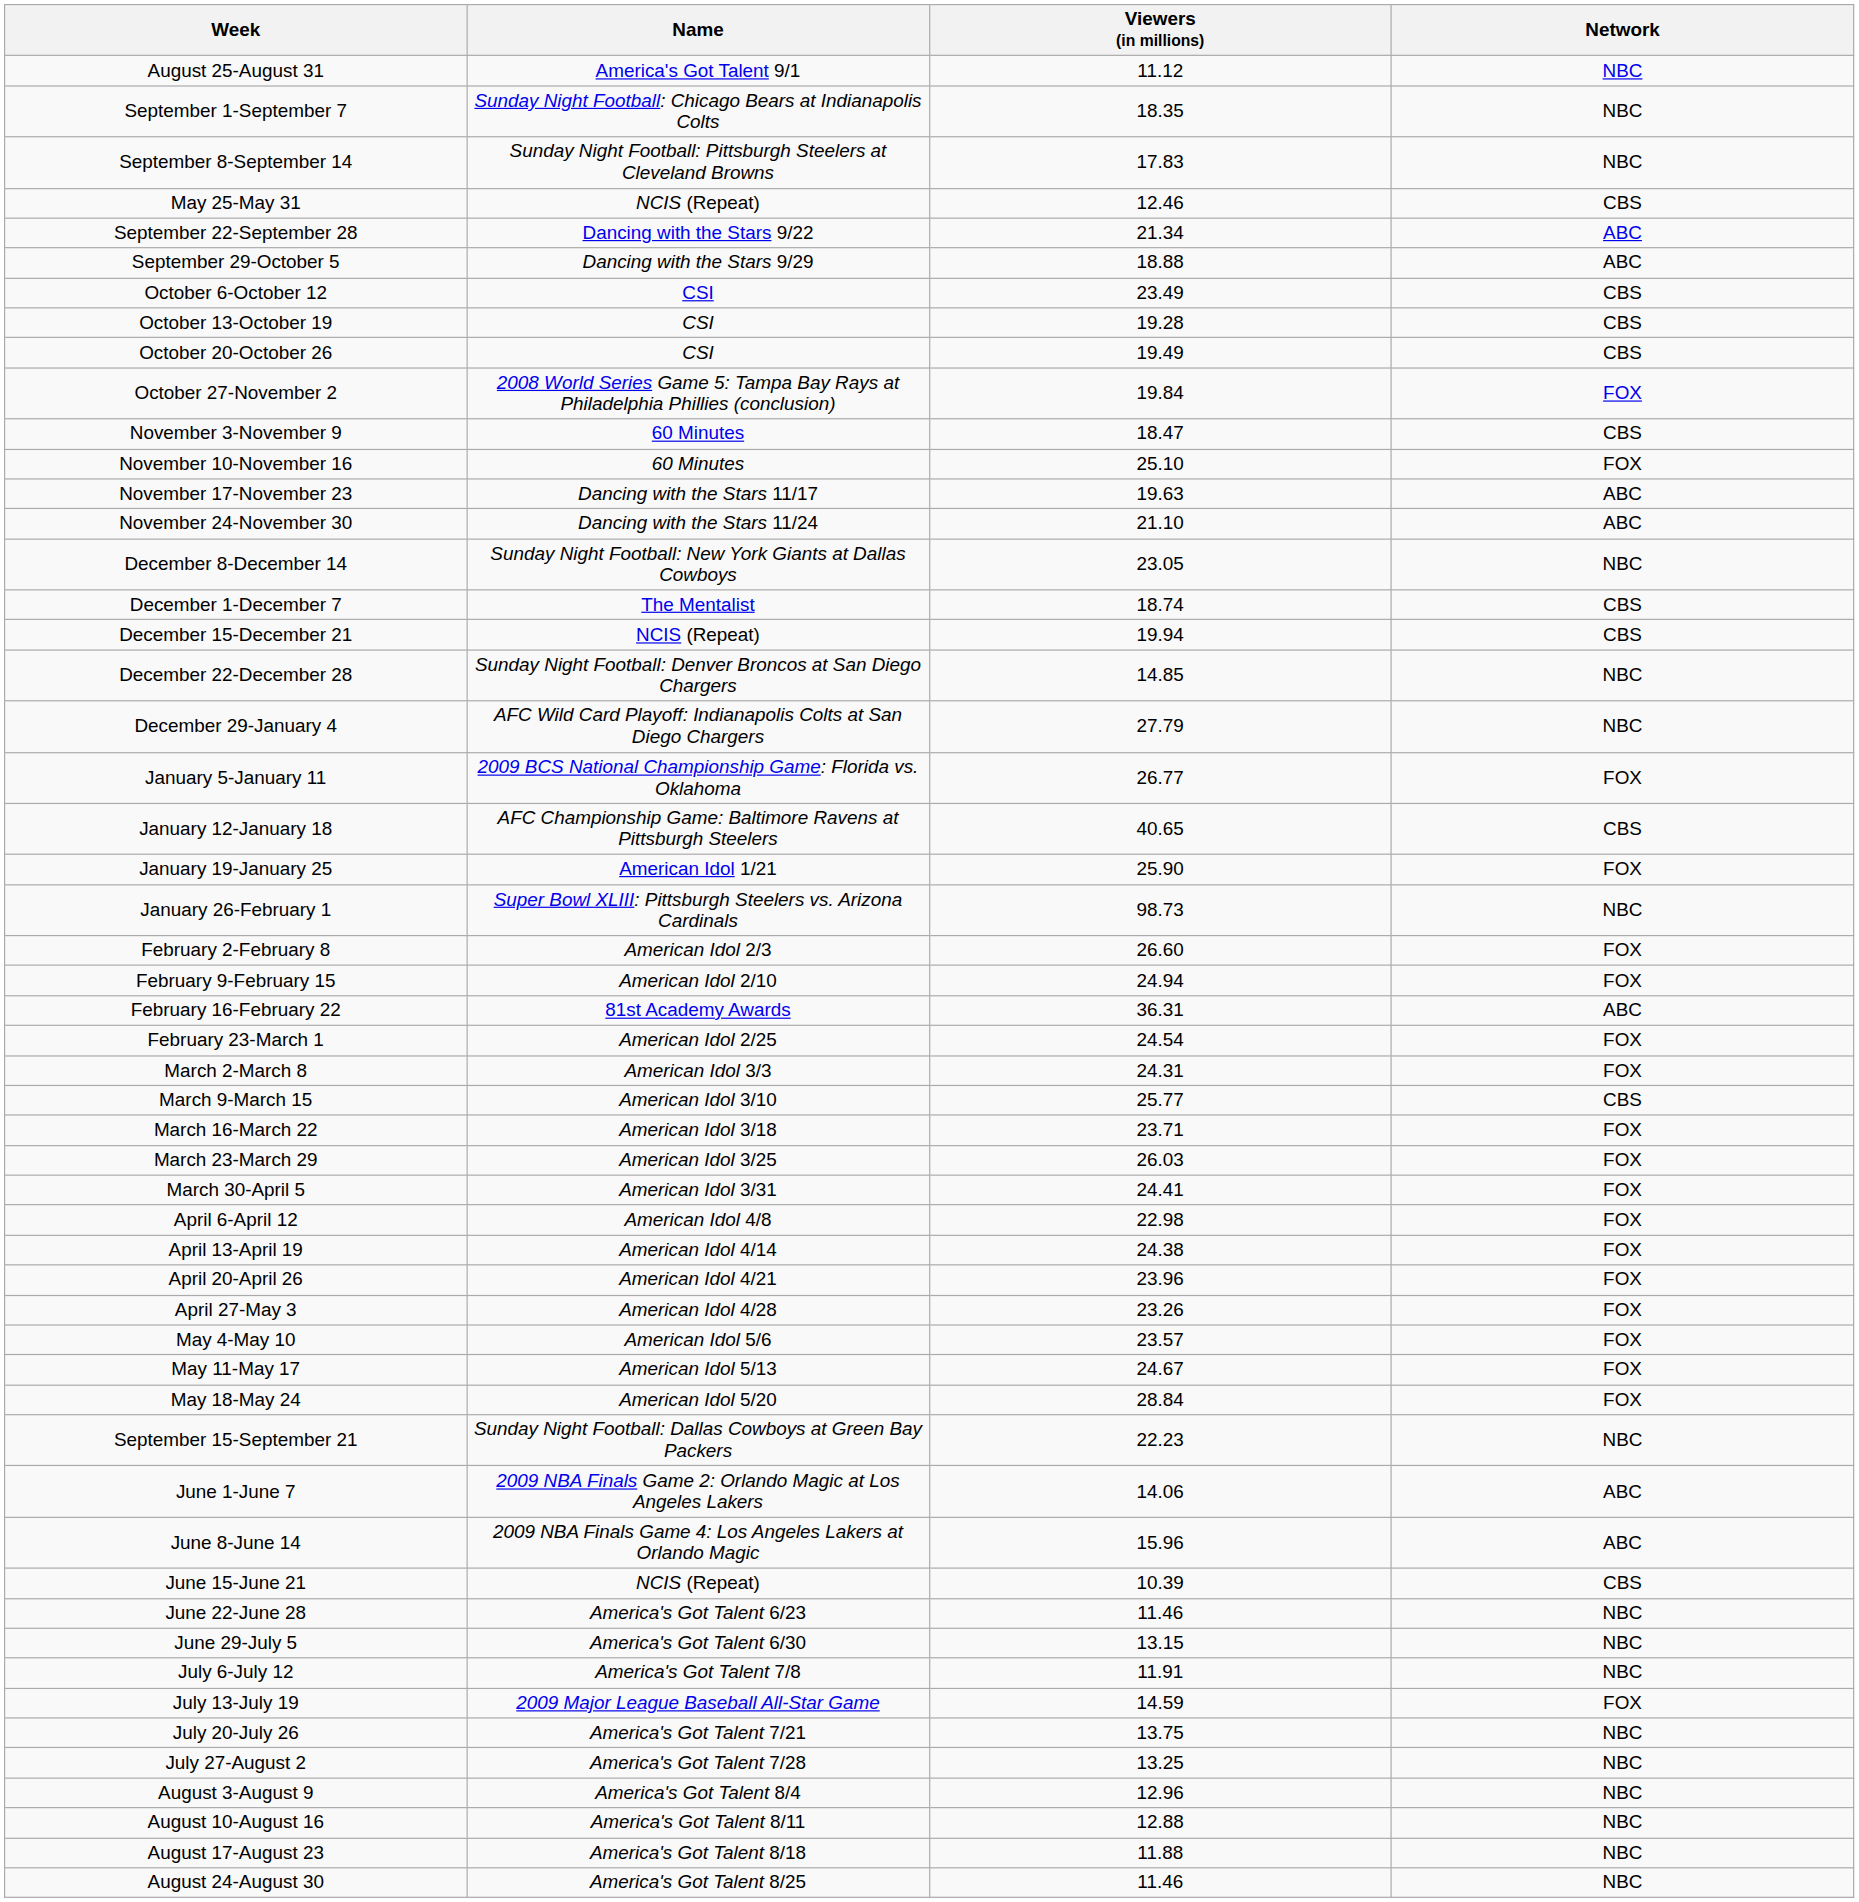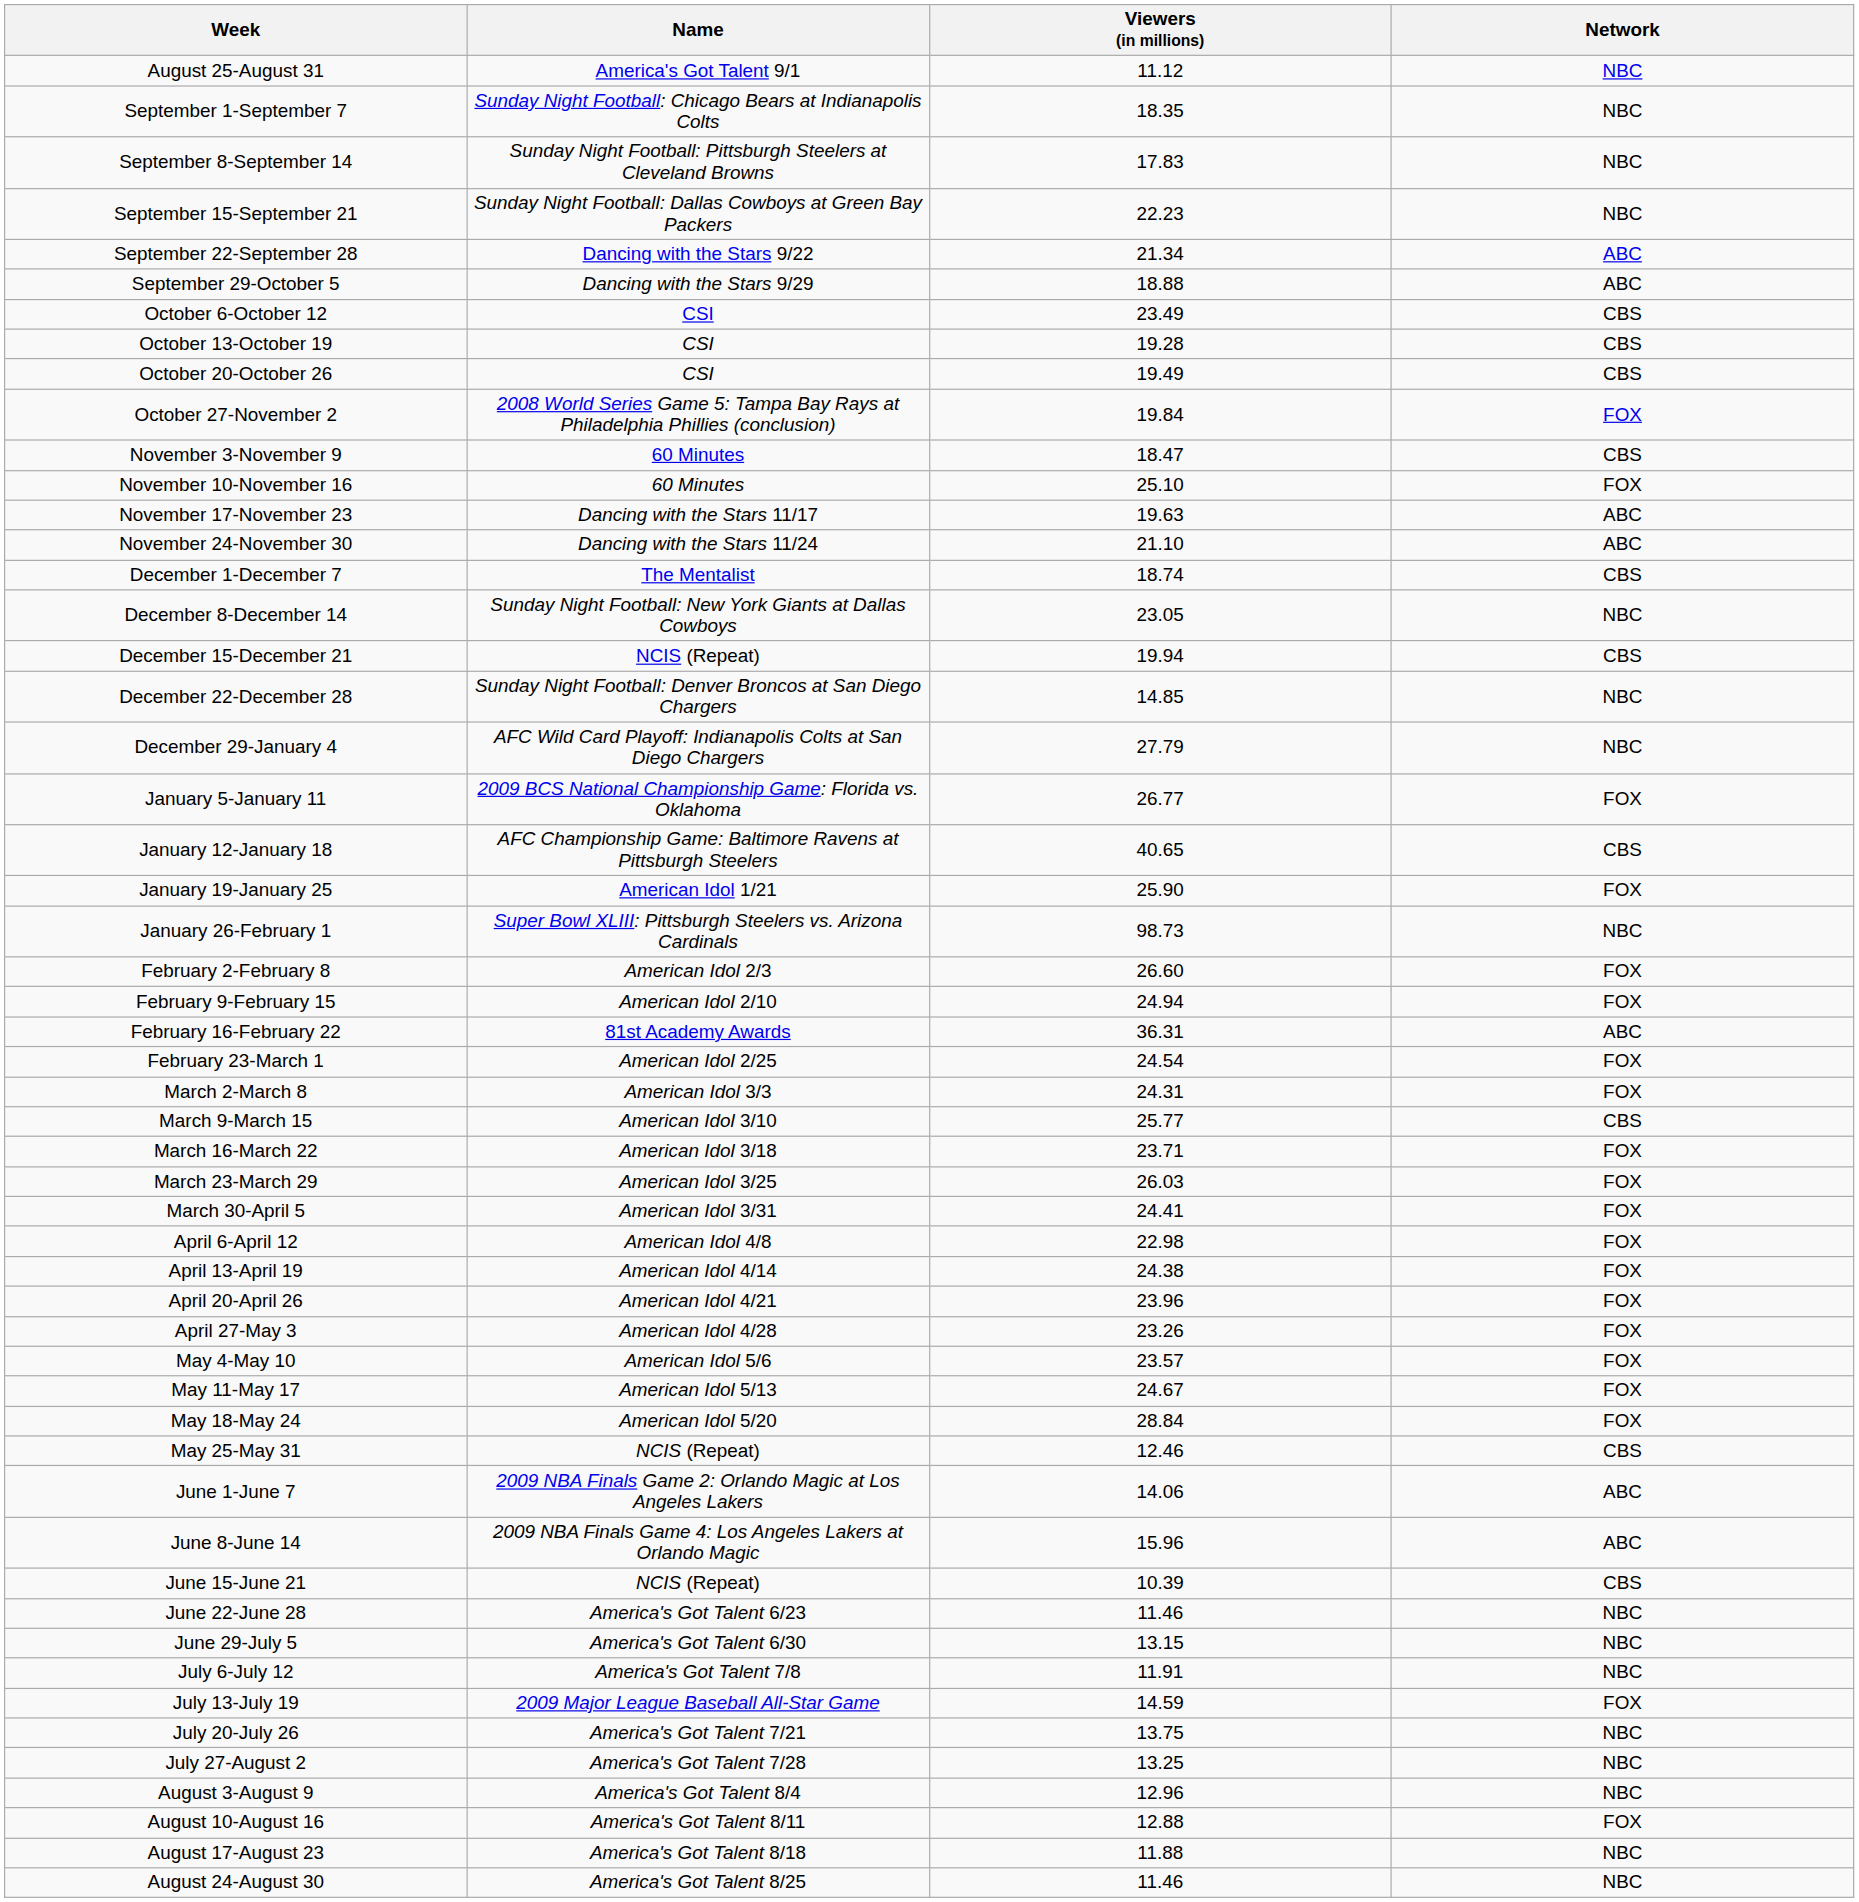rows swapped: (236, 1440) <-> (236, 202)
rows swapped: (236, 604) <-> (236, 564)
(1623, 1822) NBC -> (1623, 1822) FOX
